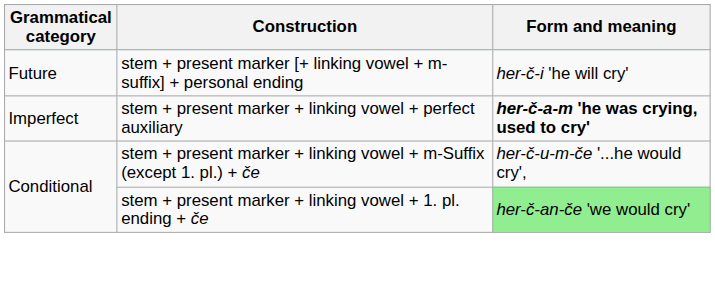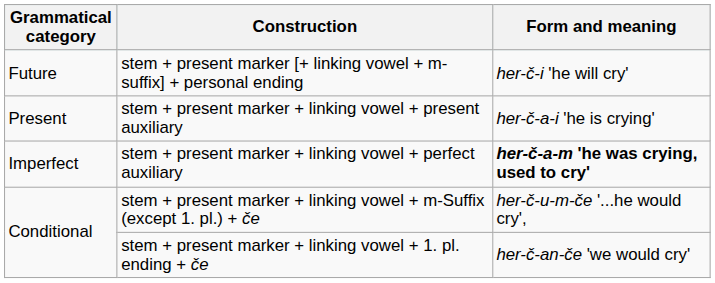+ row: (300, 118)
(593, 209) lightgreen background -> (593, 254) no background
